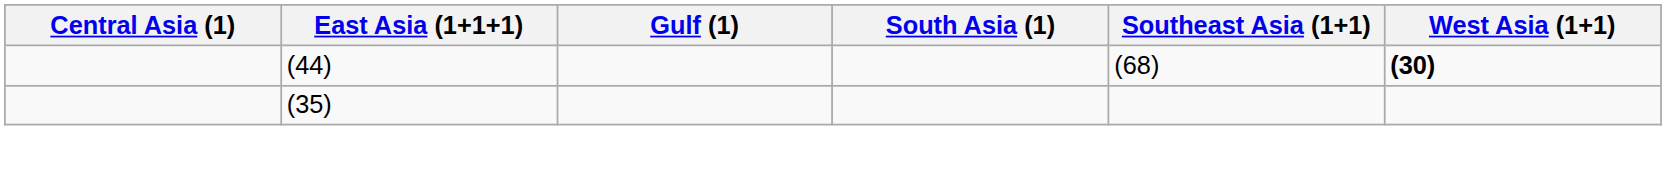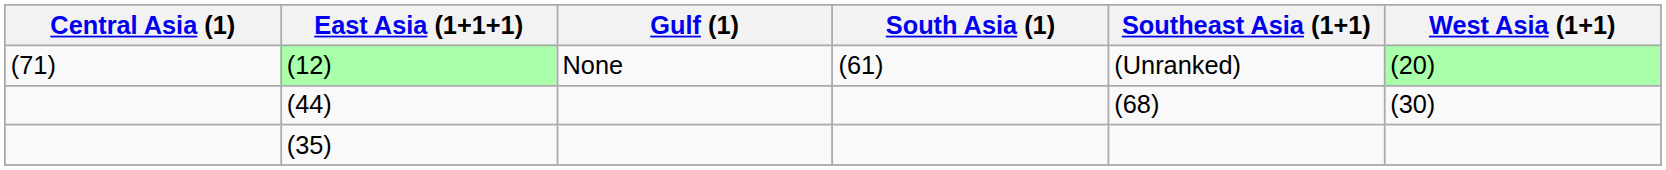+ row: (309, 65)
(1413, 65) bold -> (1413, 105) normal
